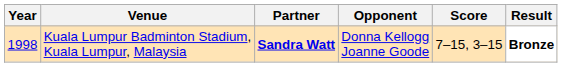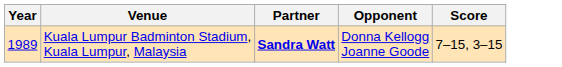- column: (531, 15)
(22, 44) 1998 -> (22, 44) 1989
